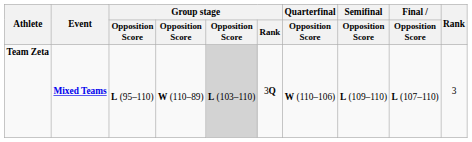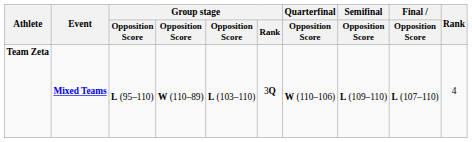(232, 97) lightgrey background -> (232, 97) no background
(454, 91) 3 -> (454, 91) 4
